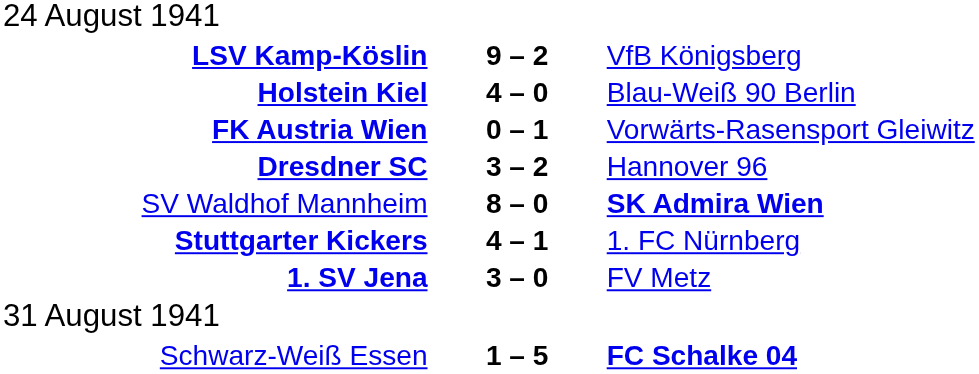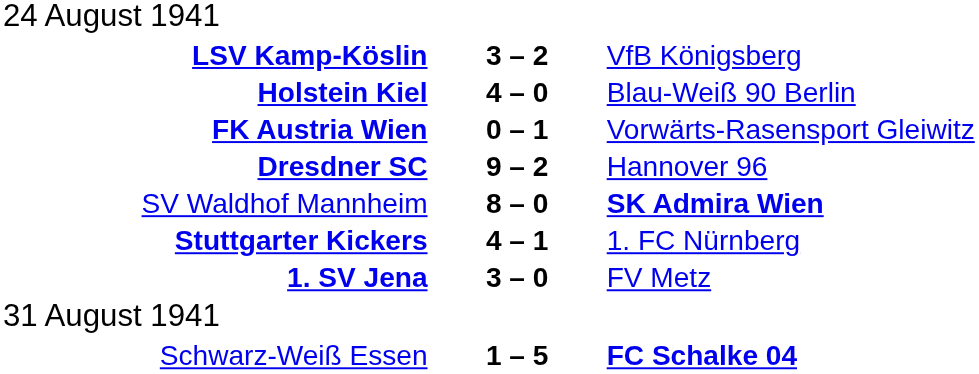(517, 55) 9 – 2 -> (517, 55) 3 – 2
(517, 166) 3 – 2 -> (517, 166) 9 – 2
